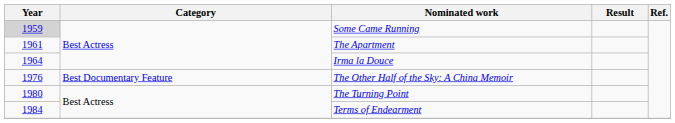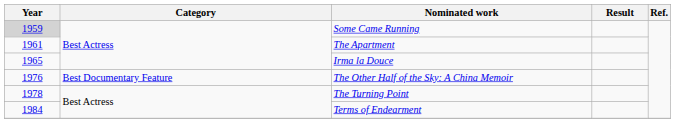(32, 61) 1964 -> (32, 61) 1965
(32, 93) 1980 -> (32, 93) 1978
